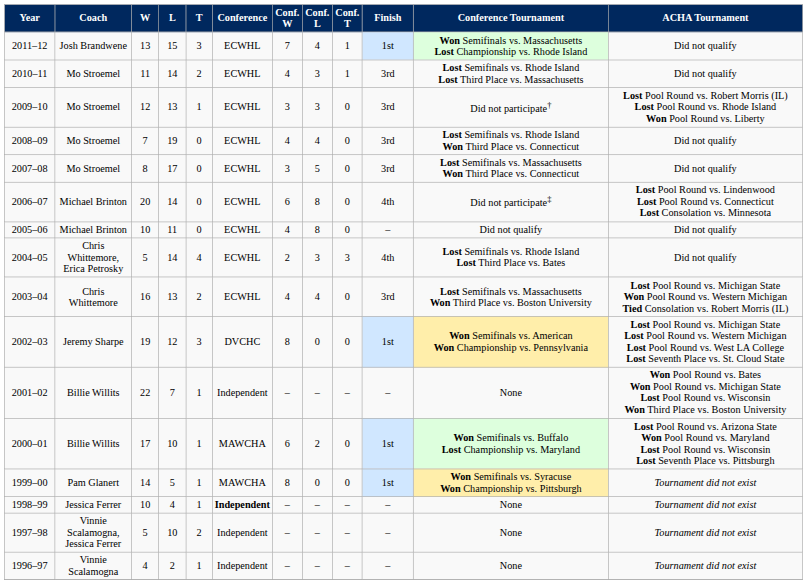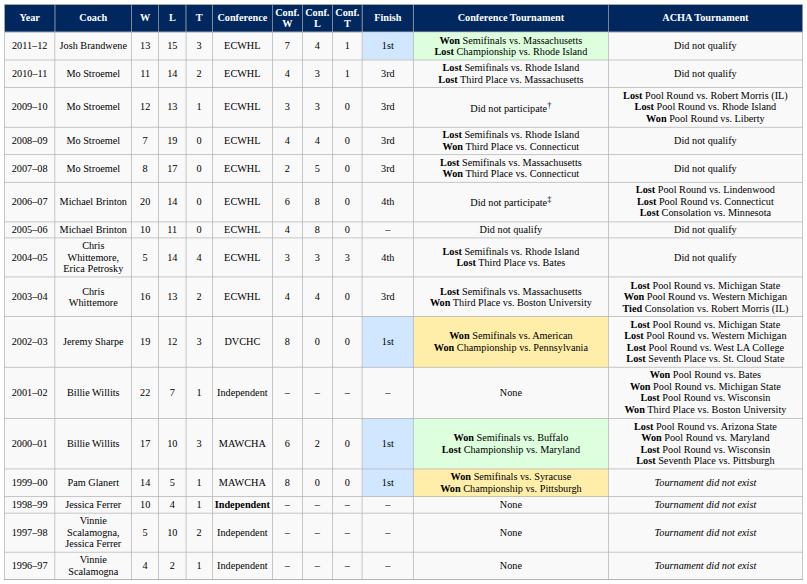(287, 168) 3 -> (287, 168) 2
(287, 257) 2 -> (287, 257) 3
(199, 443) 1 -> (199, 443) 3
